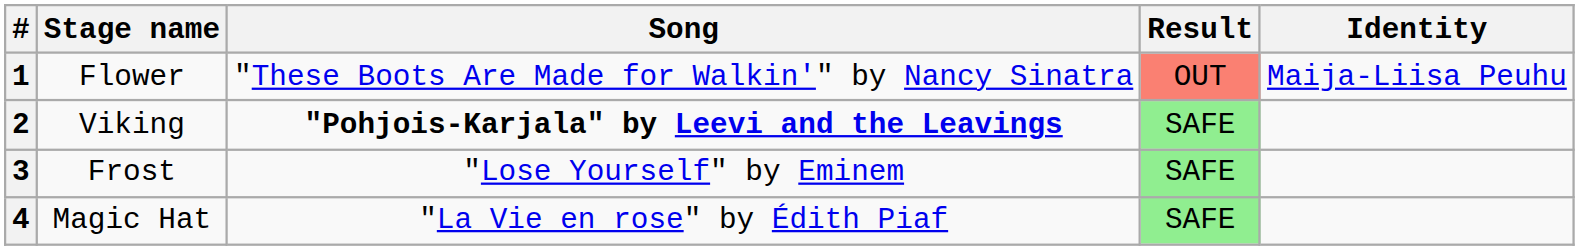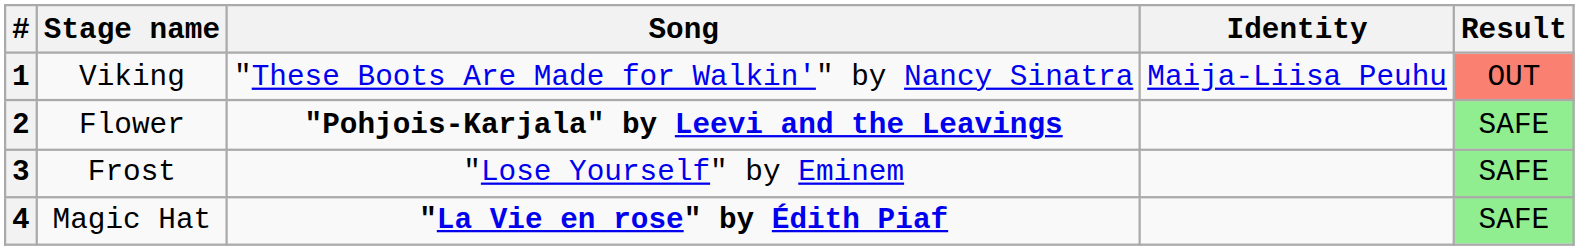columns swapped: (1417, 29) <-> (1200, 29)
(132, 77) Flower -> (132, 77) Viking
(132, 125) Viking -> (132, 125) Flower
(684, 221) normal -> (684, 221) bold
